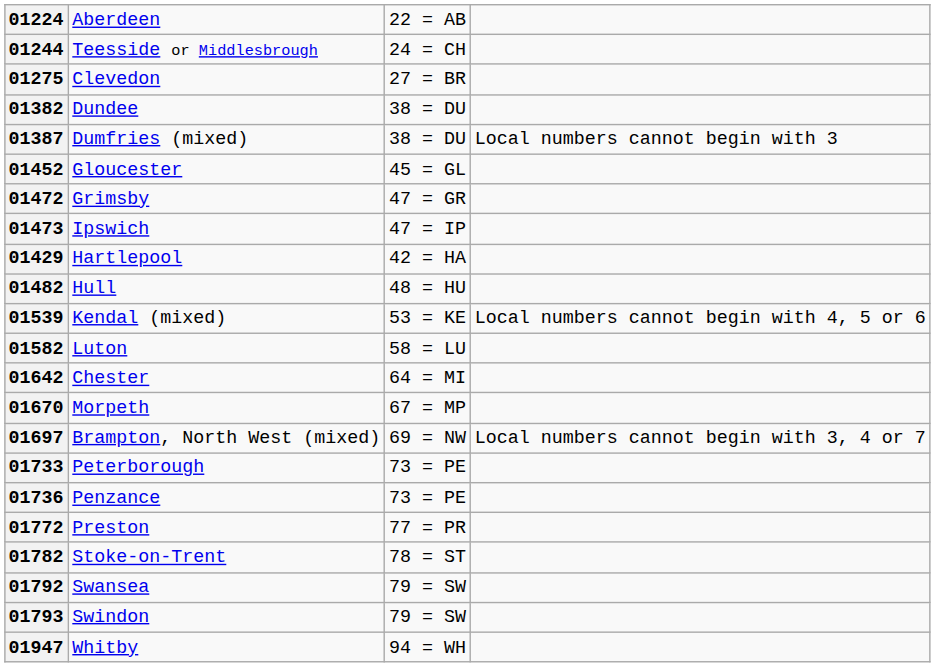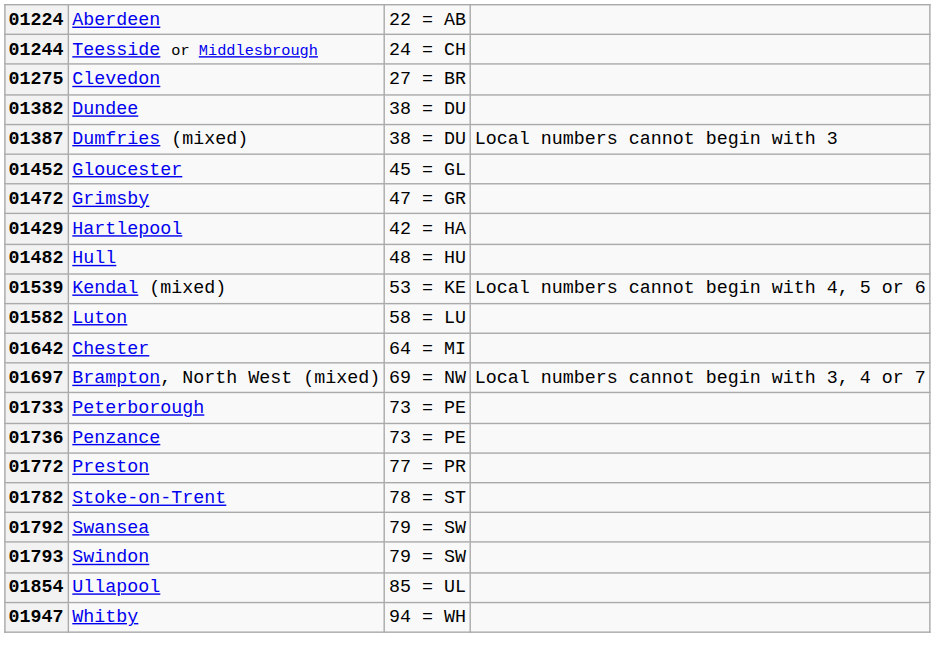- row: (36, 229)
- row: (36, 408)
+ row: (36, 587)
